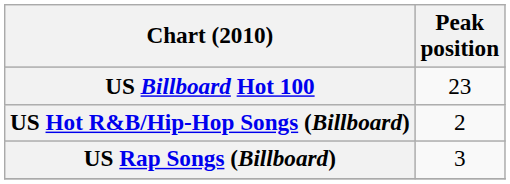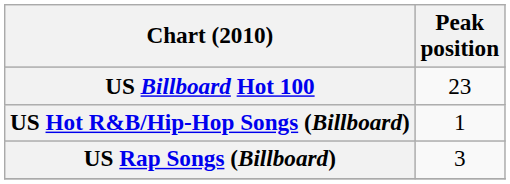(460, 122) 2 -> (460, 122) 1
